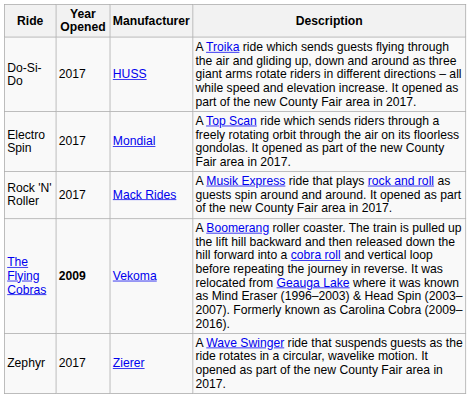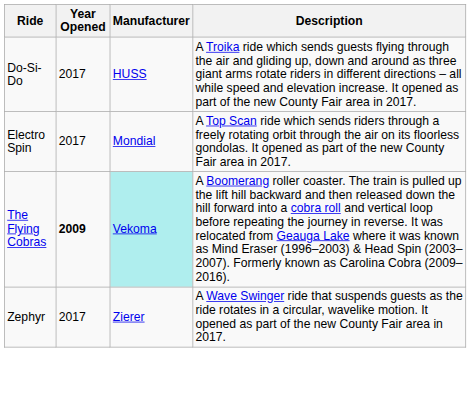- row: (29, 195)
(135, 275) no background -> (135, 229) paleturquoise background
